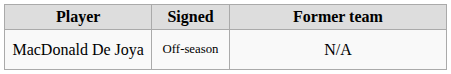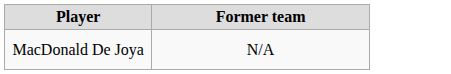- column: (191, 17)
